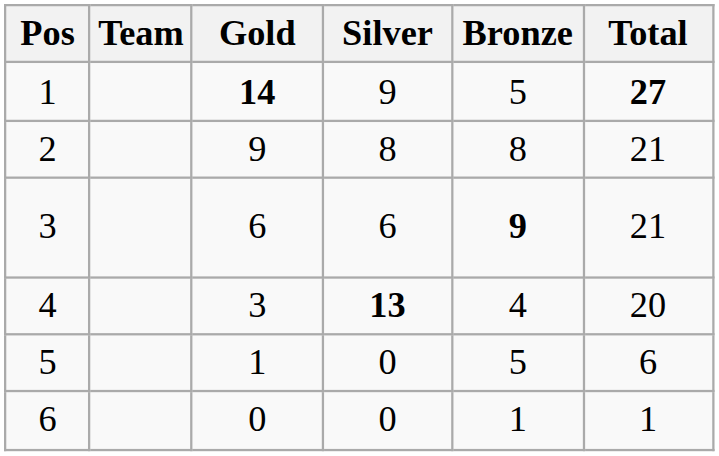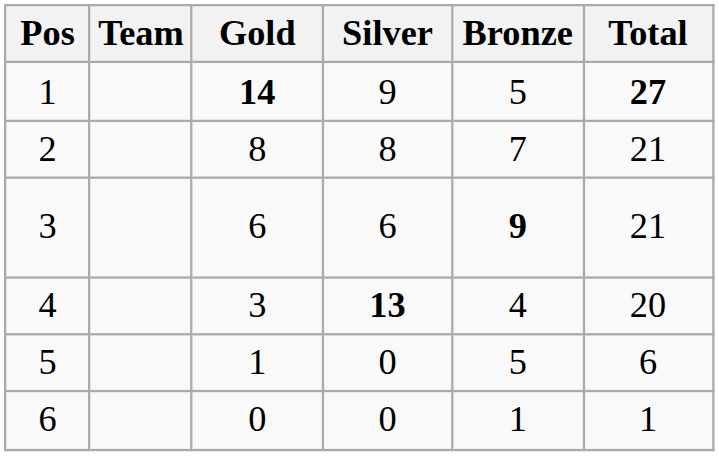(257, 148) 9 -> (257, 148) 8
(518, 148) 8 -> (518, 148) 7
